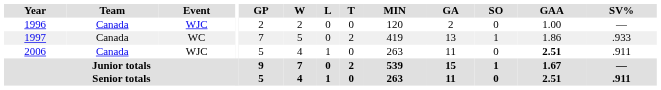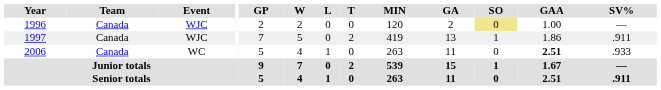(496, 24) no background -> (496, 24) khaki background
(197, 38) WC -> (197, 38) WJC
(622, 38) .933 -> (622, 38) .911
(197, 51) WJC -> (197, 51) WC
(622, 51) .911 -> (622, 51) .933
